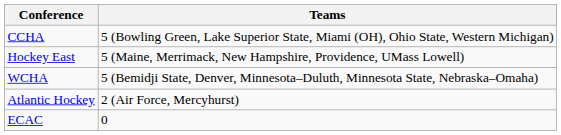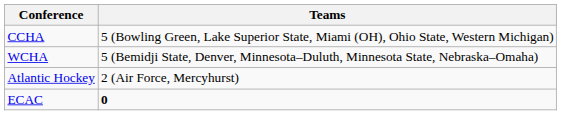- row: (41, 57)
(104, 120) normal -> (104, 99) bold
